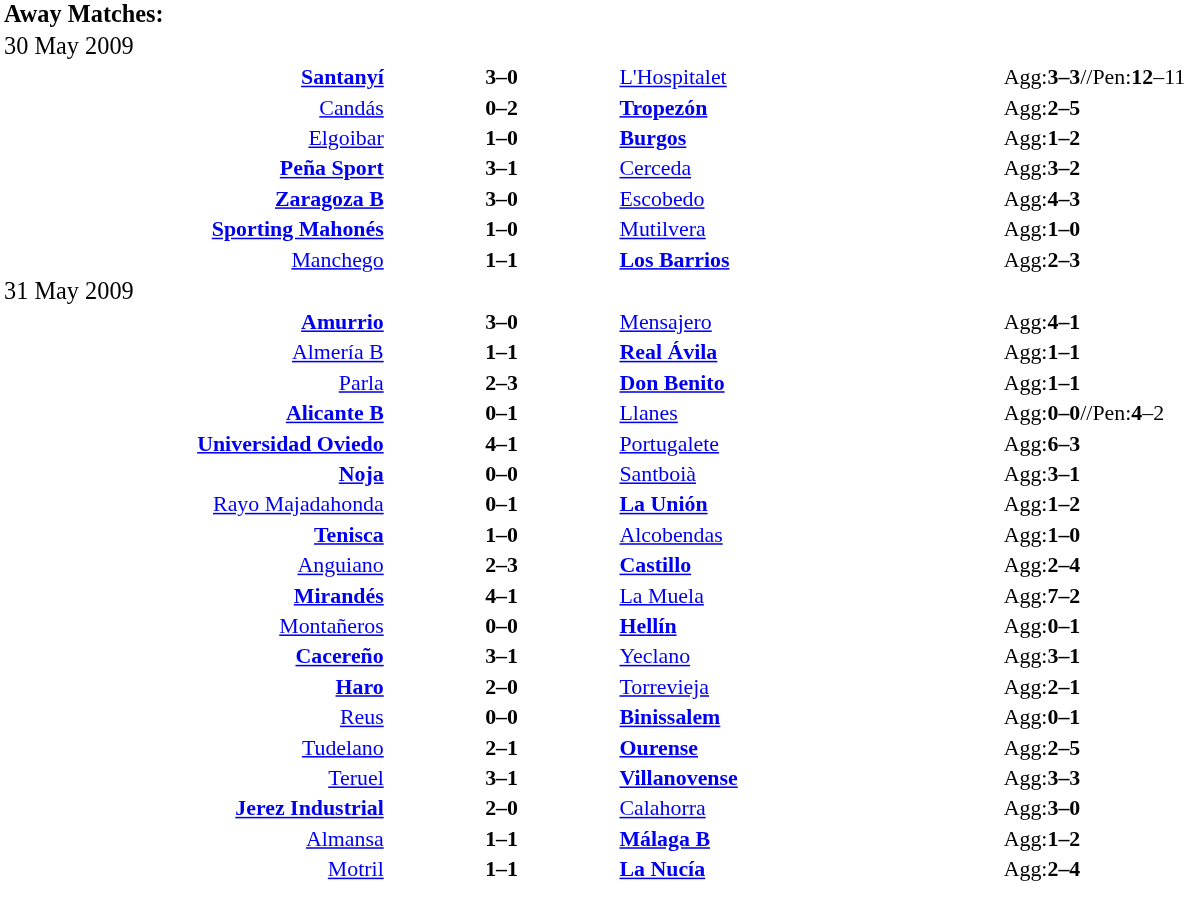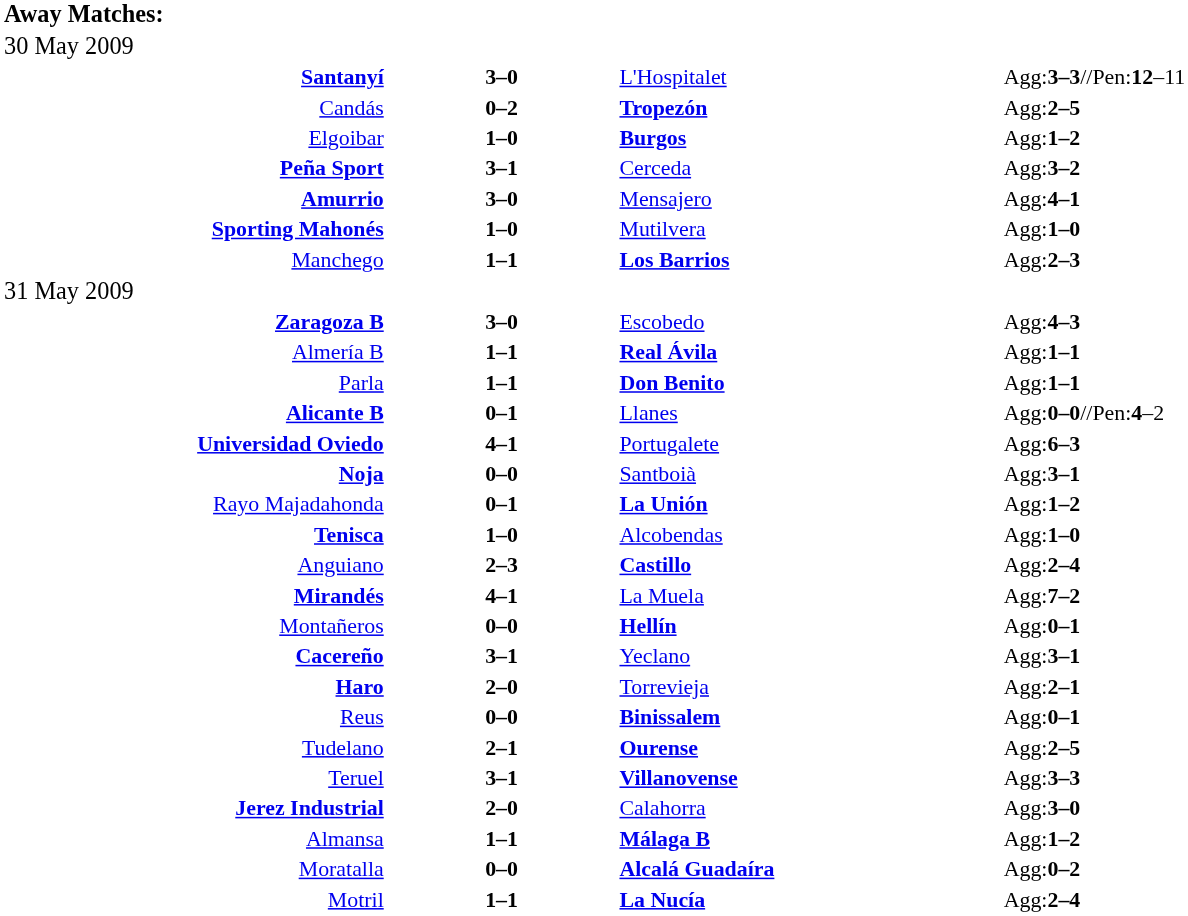rows swapped: (342, 321) <-> (329, 198)
(502, 382) 2–3 -> (502, 382) 1–1
+ row: (341, 869)
